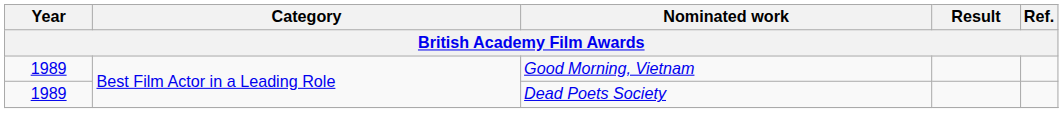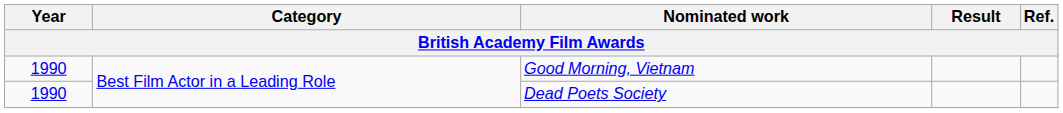(49, 68) 1989 -> (49, 68) 1990
(49, 94) 1989 -> (49, 94) 1990
